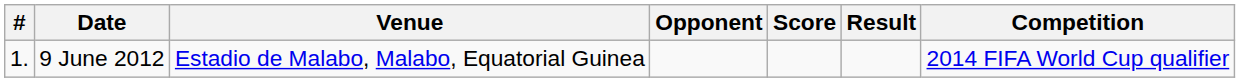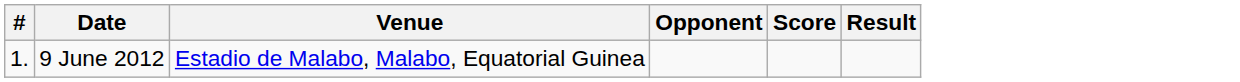- column: (1078, 22)
